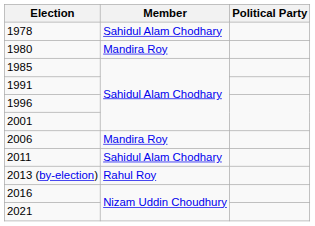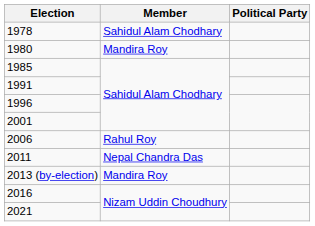(135, 139) Mandira Roy -> (130, 139) Rahul Roy
(163, 157) Sahidul Alam Chodhary -> (153, 157) Nepal Chandra Das
(130, 175) Rahul Roy -> (135, 175) Mandira Roy
